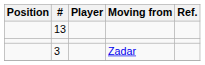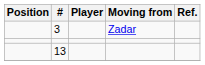rows swapped: (57, 51) <-> (60, 30)
